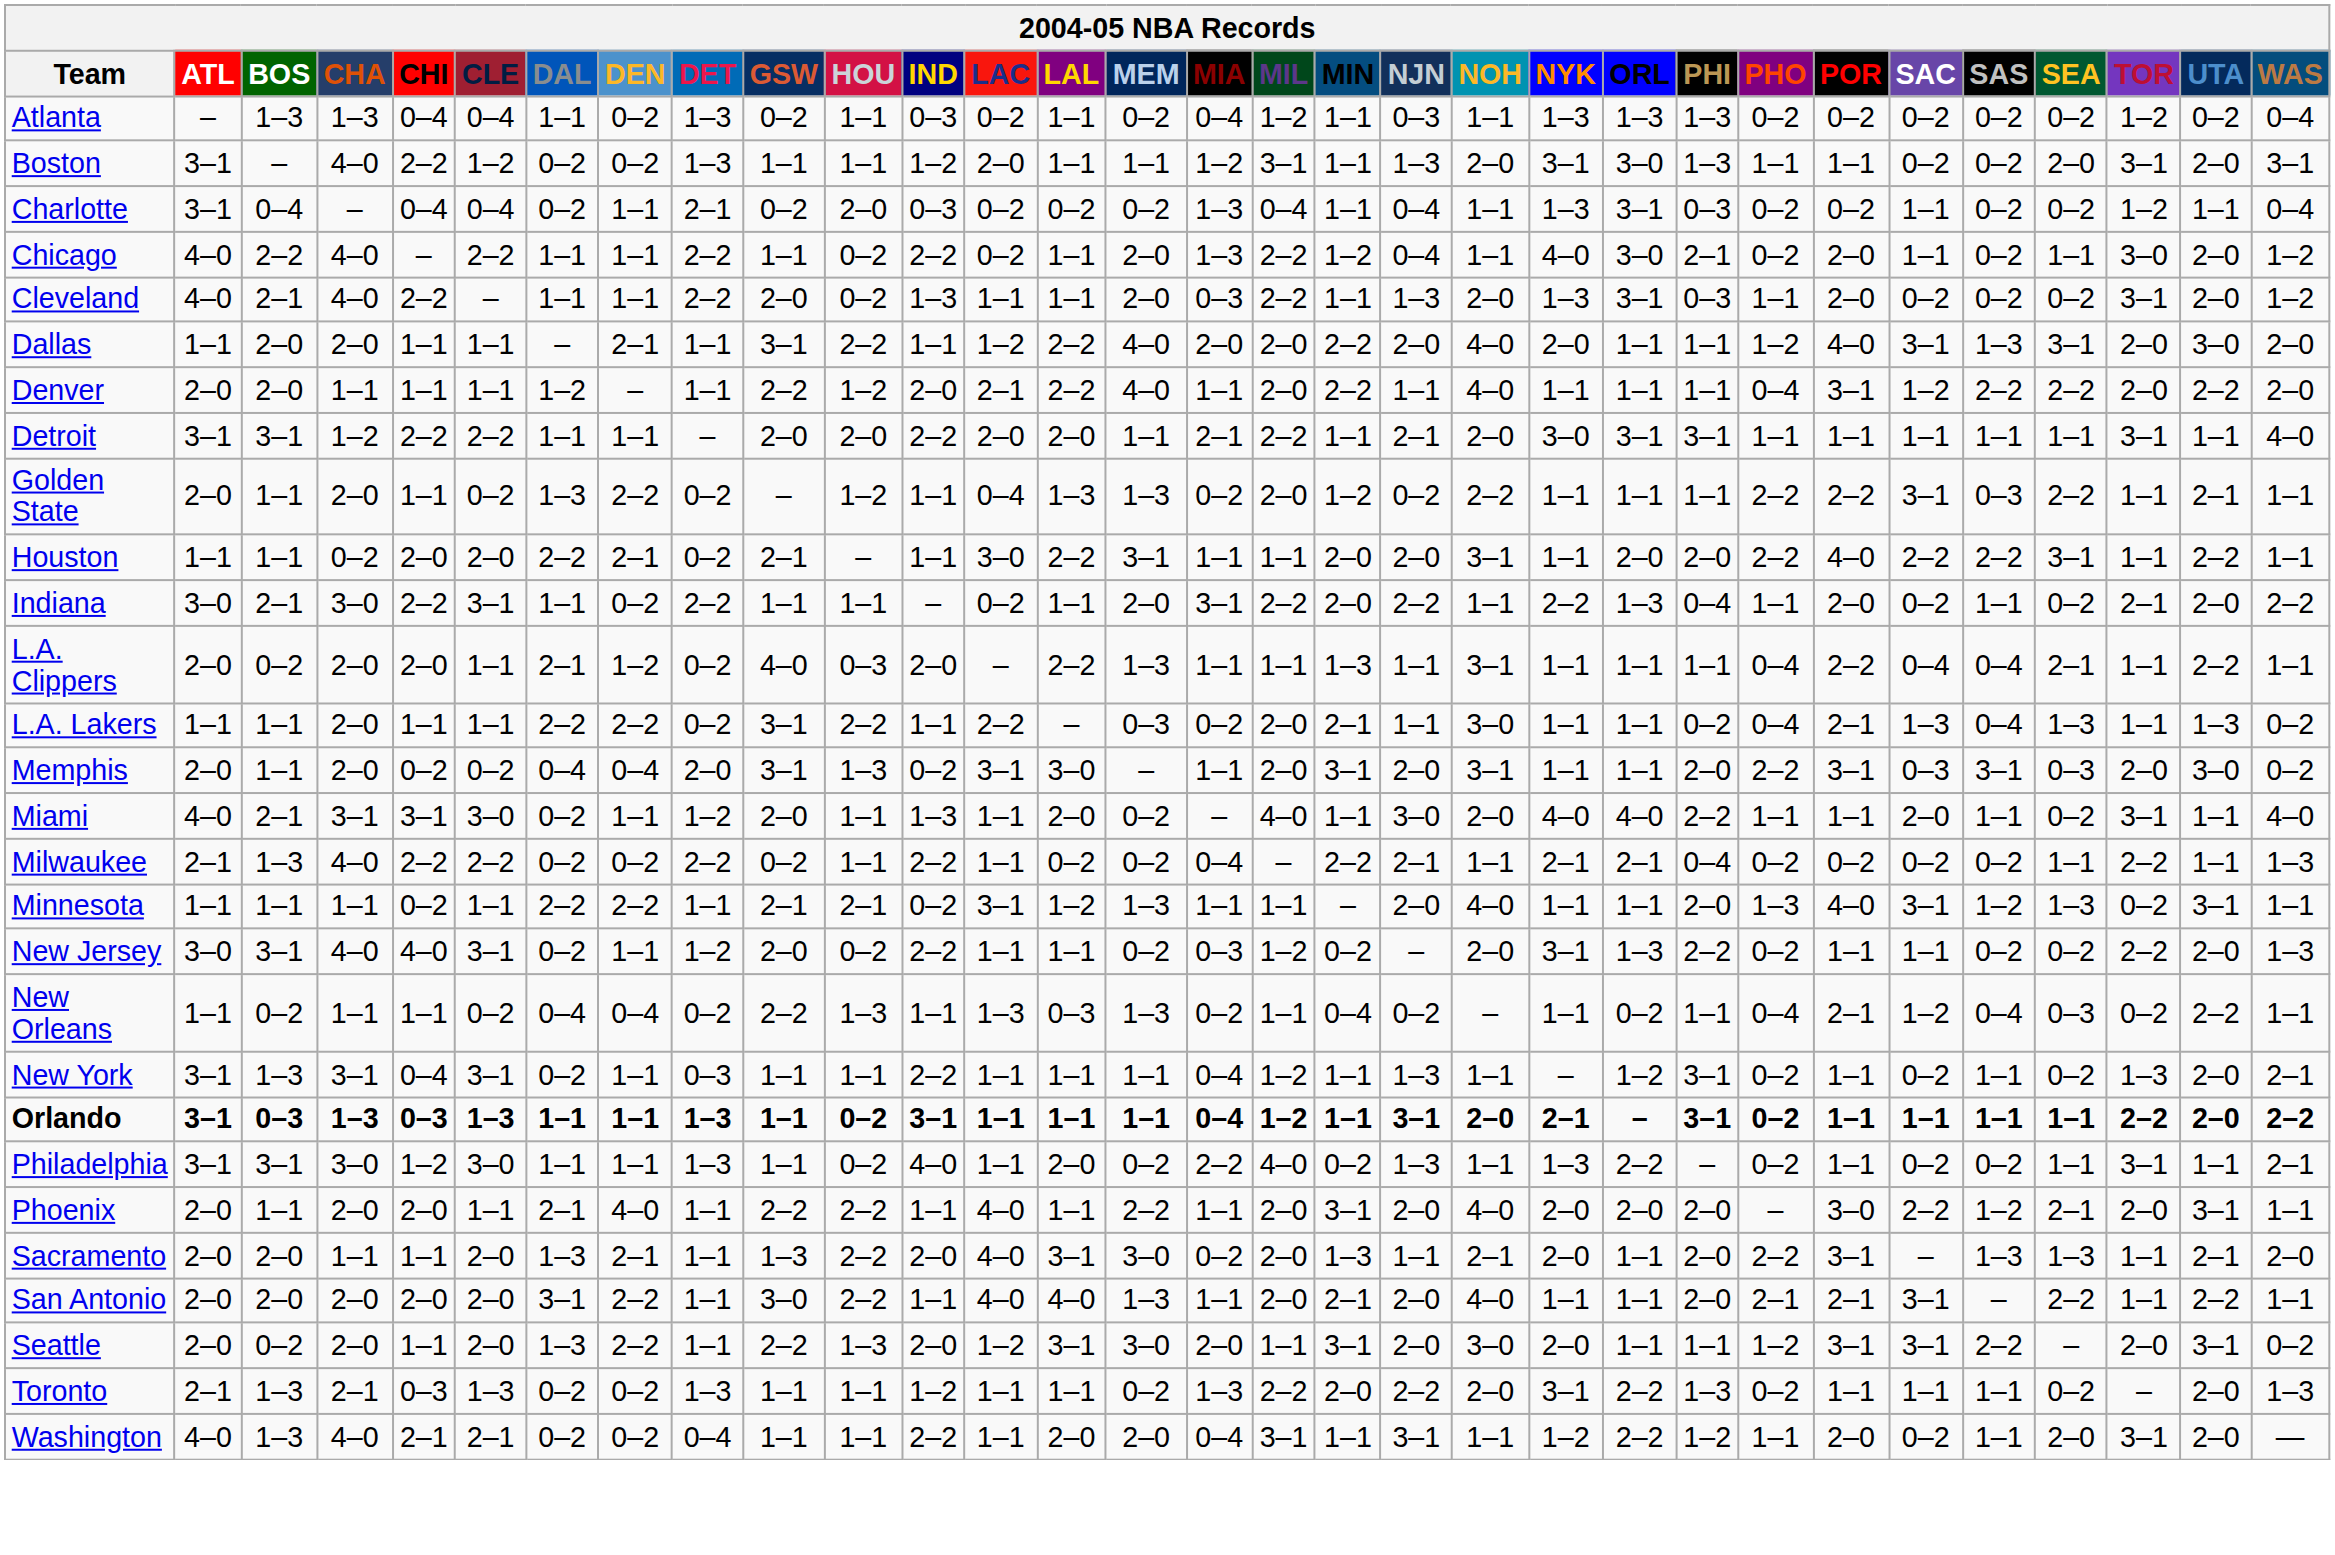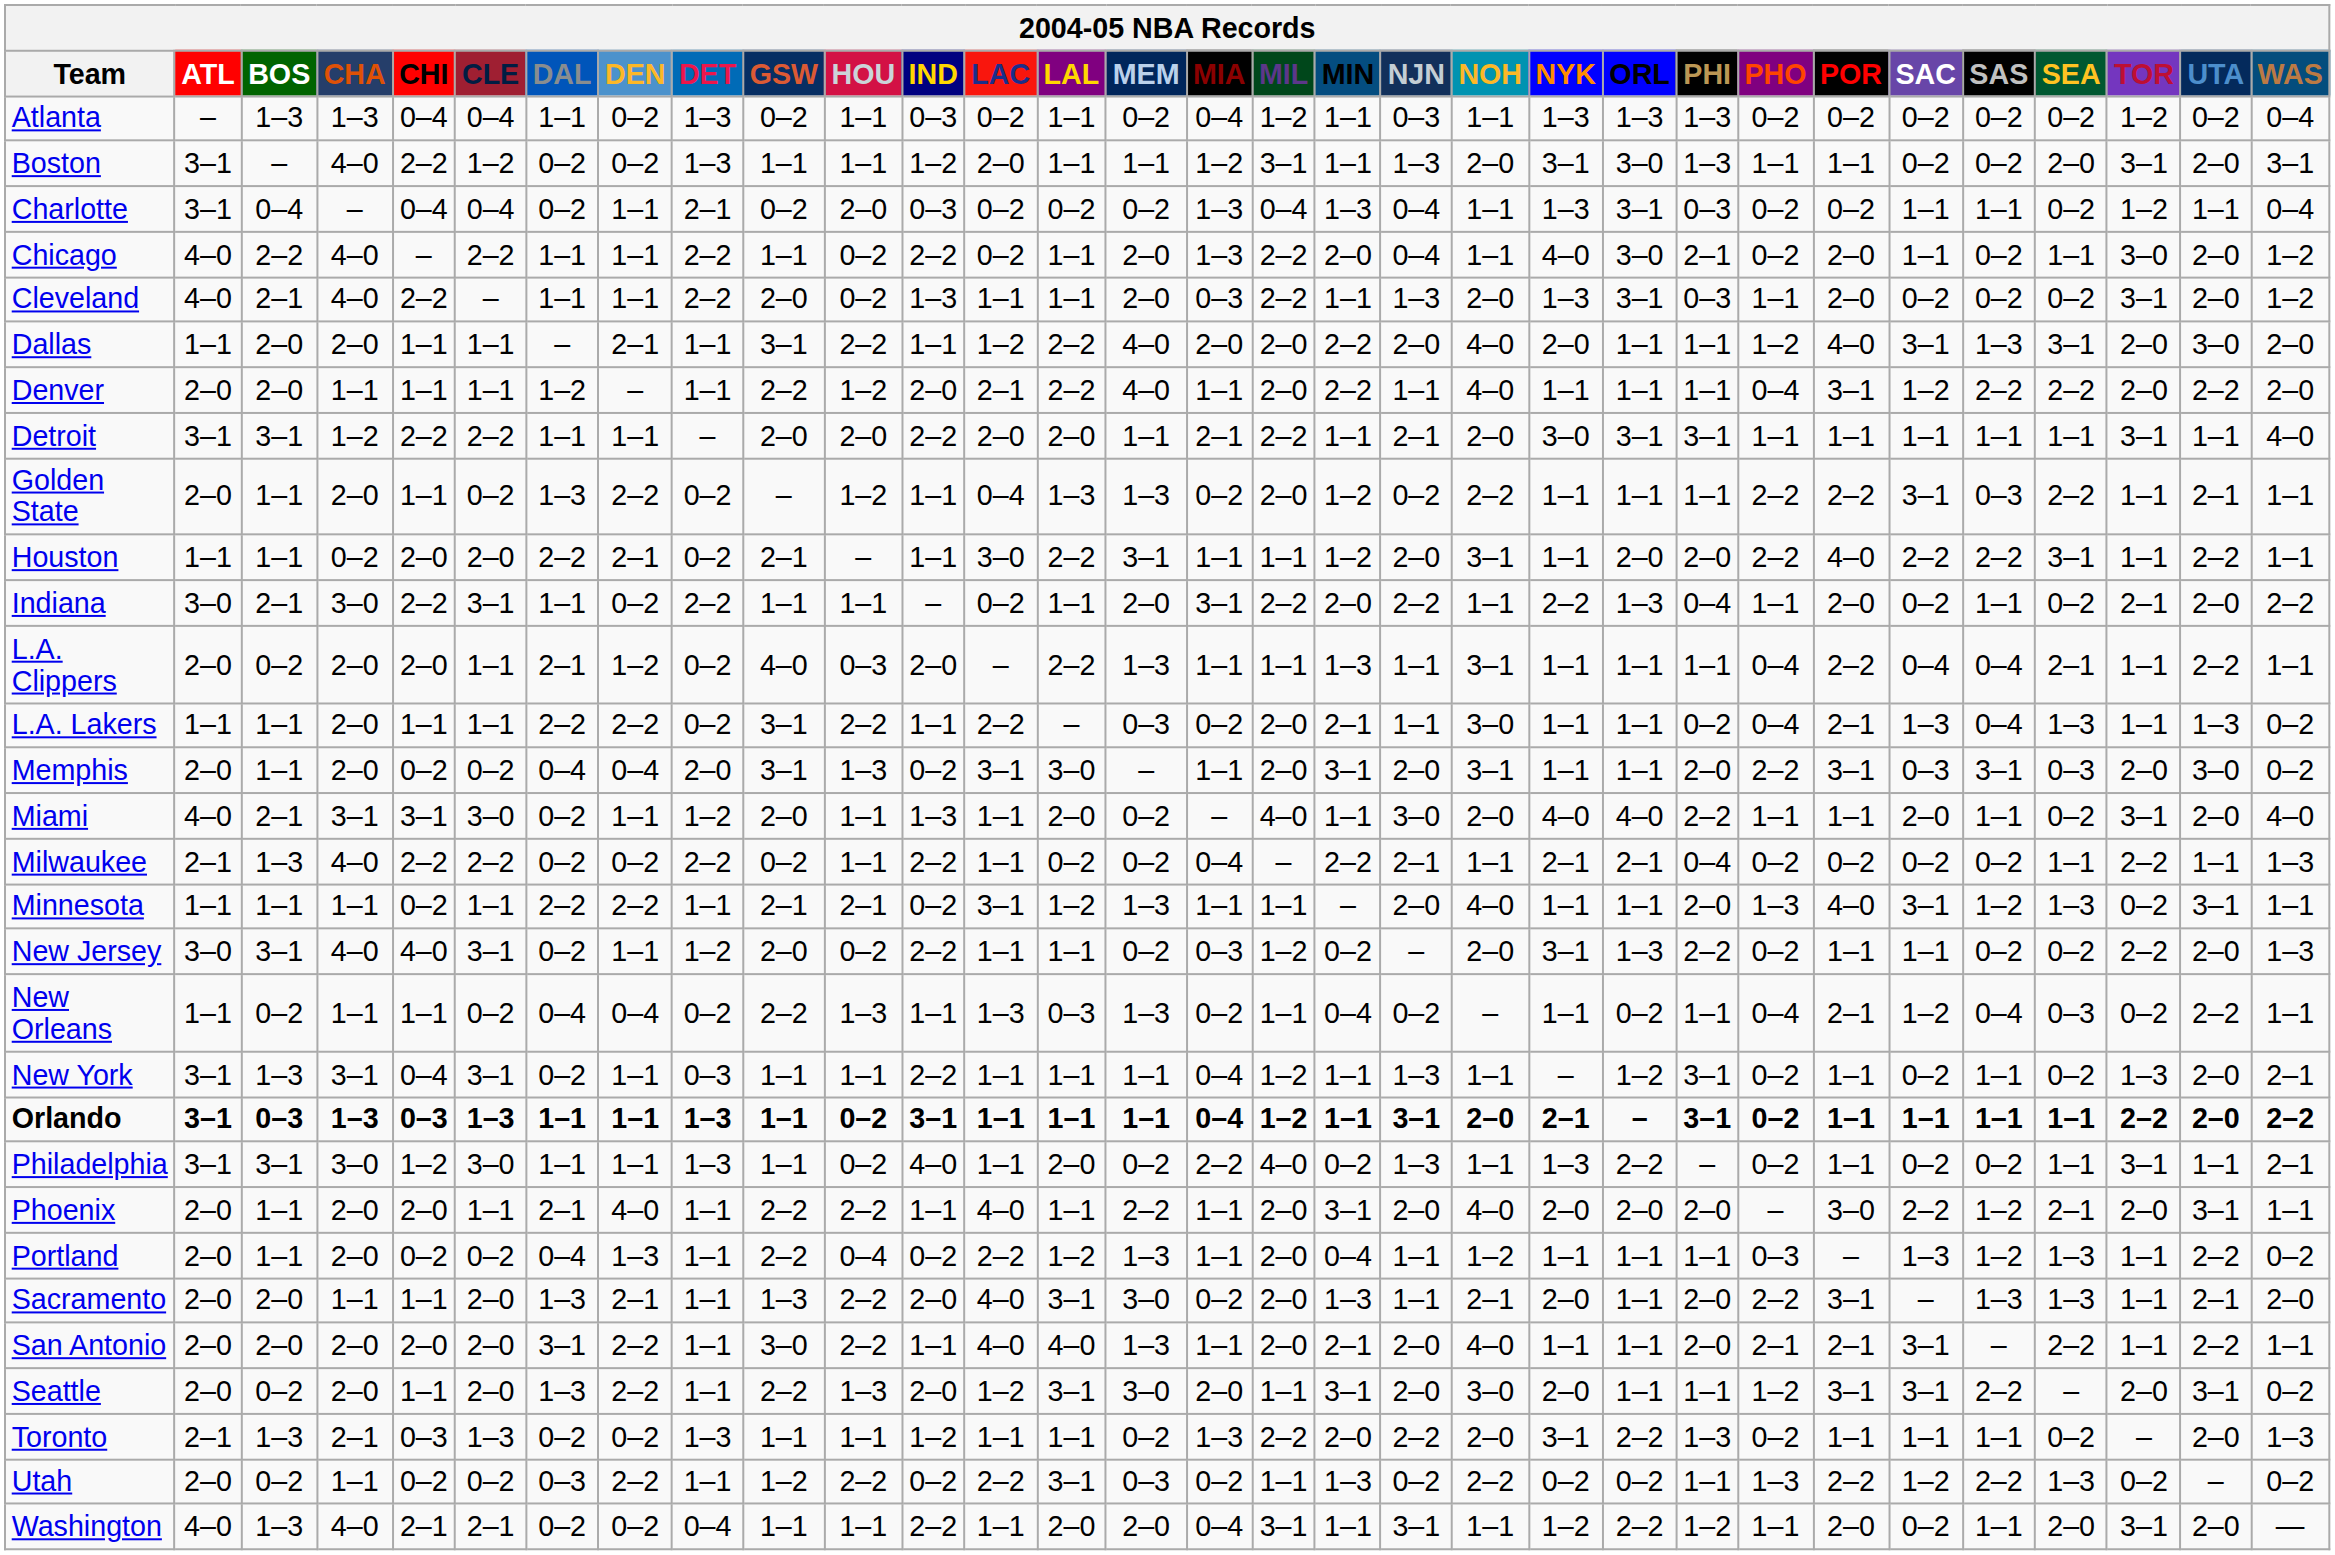(1348, 209) 1–1 -> (1348, 209) 1–3
(1999, 209) 0–2 -> (1999, 209) 1–1
(1348, 254) 1–2 -> (1348, 254) 2–0
(1348, 558) 2–0 -> (1348, 558) 1–2
(2216, 816) 1–1 -> (2216, 816) 2–0
+ row: (65, 1255)
+ row: (42, 1482)
